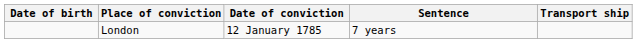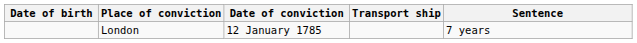columns swapped: (444, 13) <-> (585, 13)
